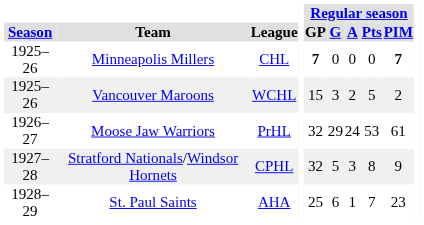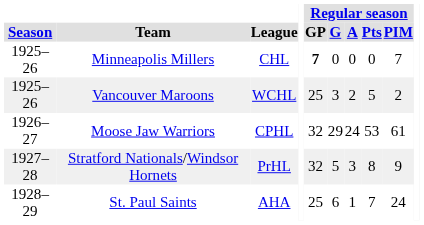(398, 59) bold -> (398, 59) normal
(316, 95) 15 -> (316, 95) 25
(274, 130) PrHL -> (274, 130) CPHL
(274, 166) CPHL -> (274, 166) PrHL
(398, 202) 23 -> (398, 202) 24
